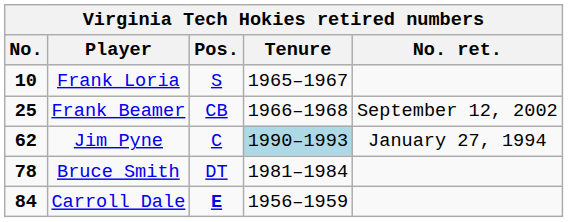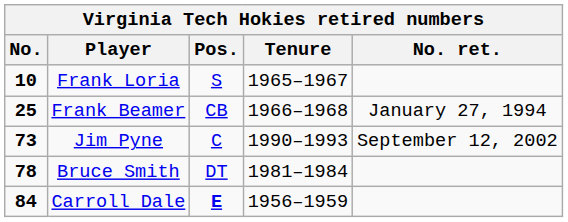(457, 111) September 12, 2002 -> (457, 111) January 27, 1994
(26, 141) 62 -> (26, 141) 73
(298, 141) lightblue background -> (298, 141) no background
(457, 141) January 27, 1994 -> (457, 141) September 12, 2002
